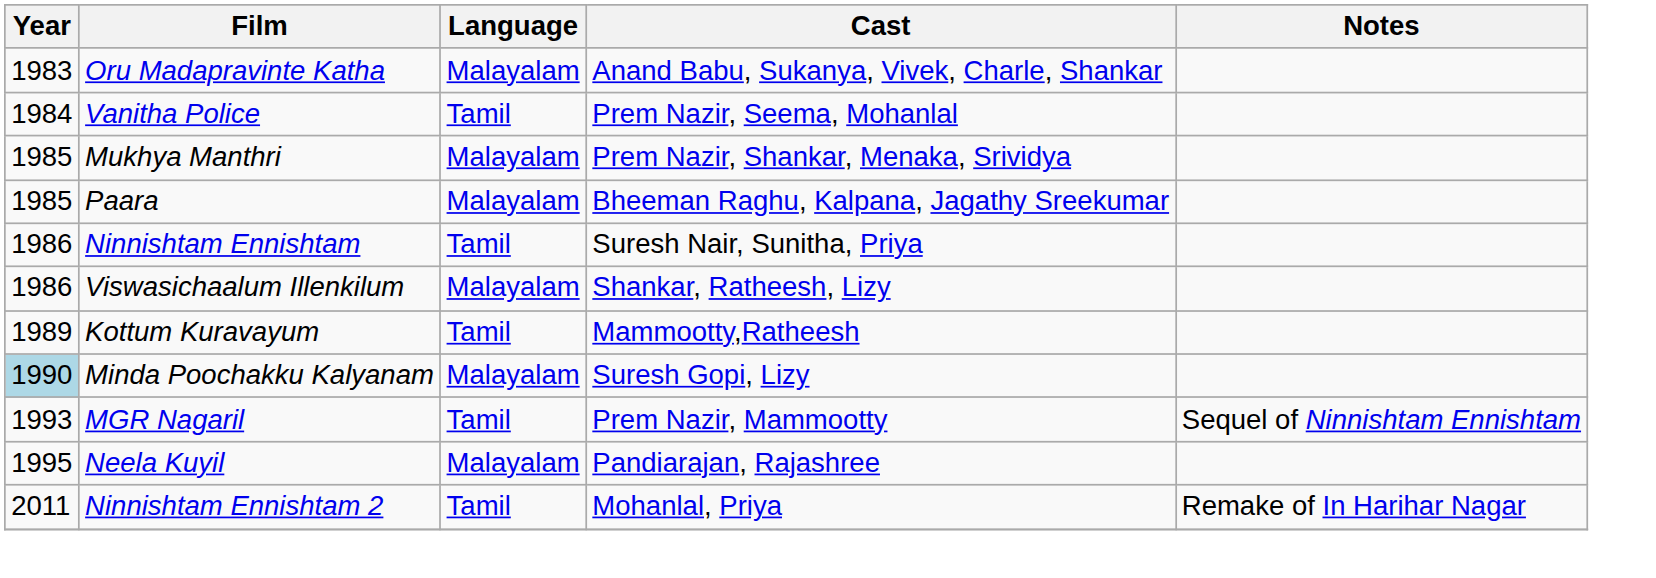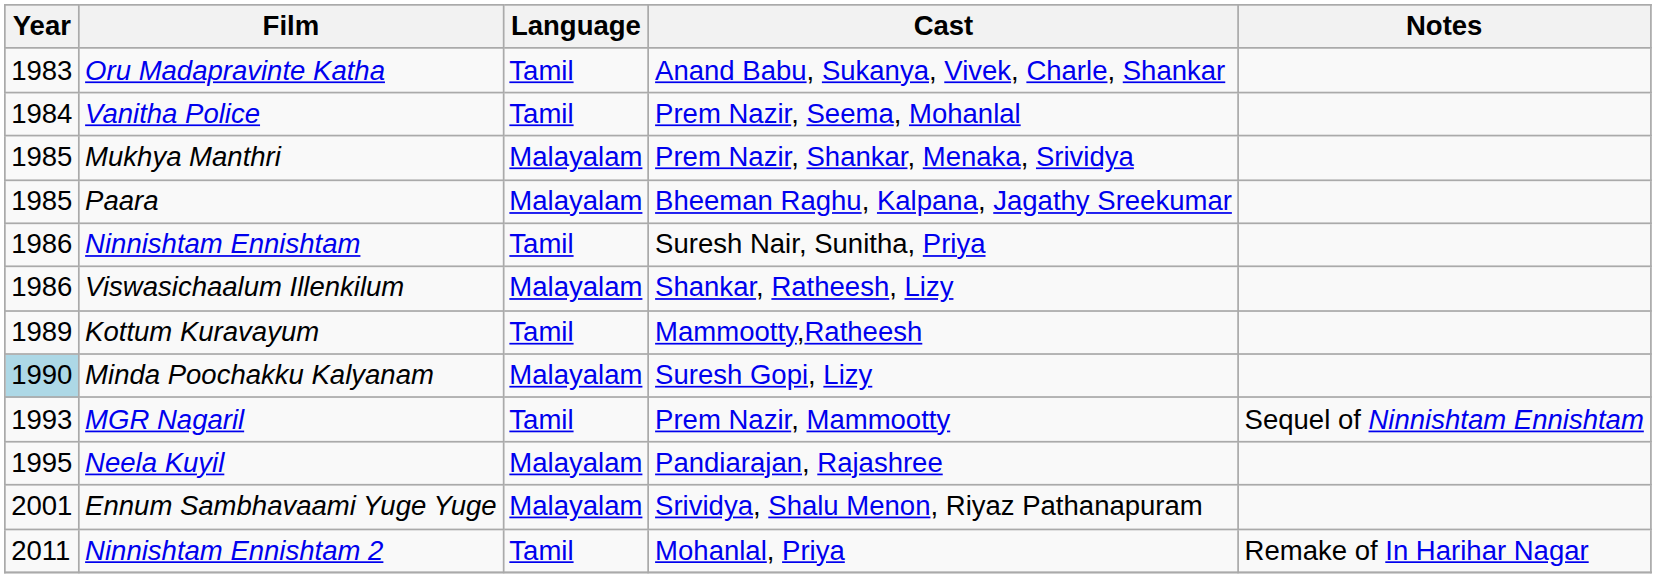(513, 69) Malayalam -> (541, 69) Tamil
+ row: (291, 506)
